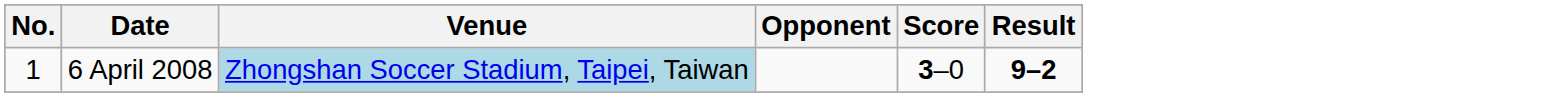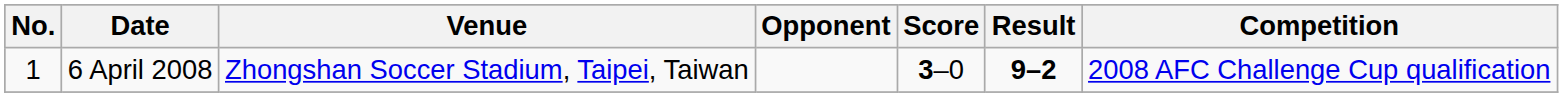+ column: (1319, 26)
(487, 69) lightblue background -> (487, 69) no background
